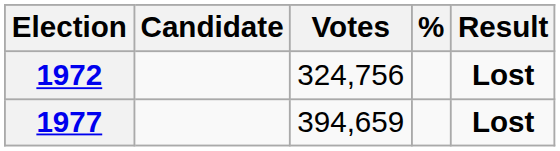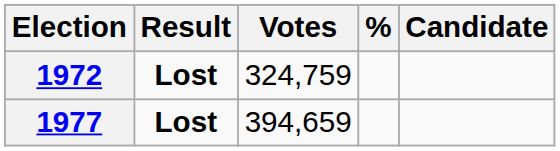columns swapped: (212, 27) <-> (503, 27)
(351, 74) 324,756 -> (298, 74) 324,759
